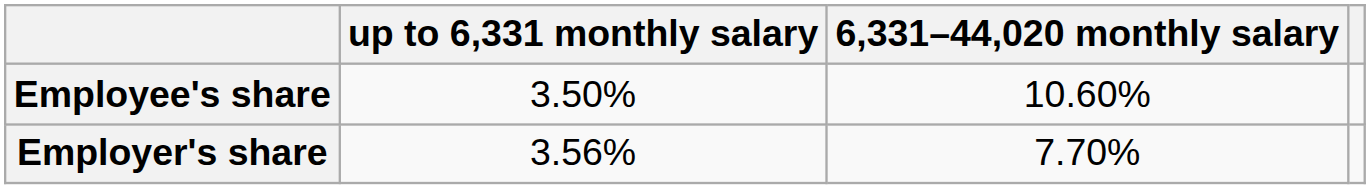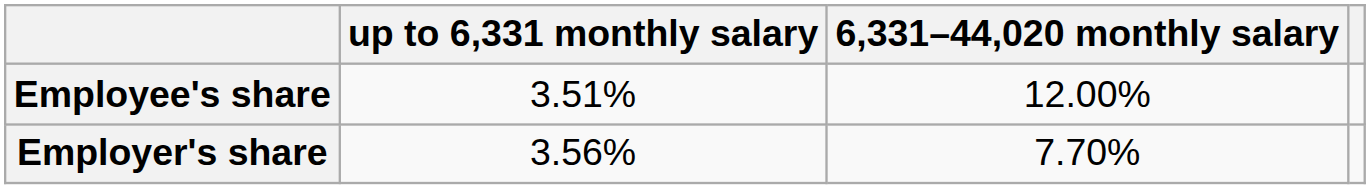(583, 93) 3.50% -> (583, 93) 3.51%
(1087, 93) 10.60% -> (1087, 93) 12.00%
